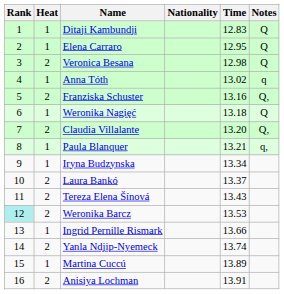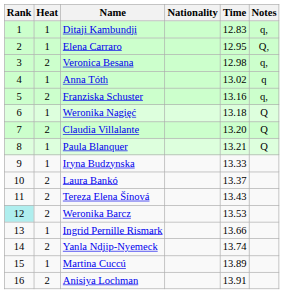(264, 29) Q -> (264, 29) q,
(264, 46) Q -> (264, 46) Q,
(264, 63) Q -> (264, 63) q,
(264, 96) Q, -> (264, 96) q,
(264, 130) Q, -> (264, 130) Q
(264, 146) q, -> (264, 146) Q
(235, 163) 13.34 -> (235, 163) 13.33
